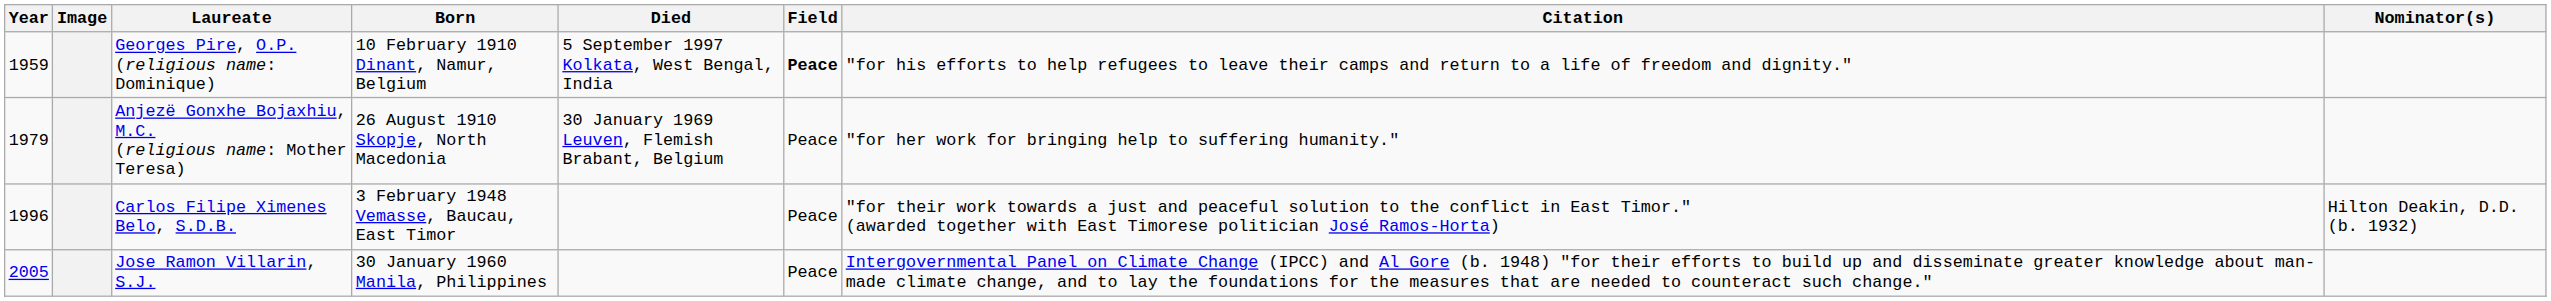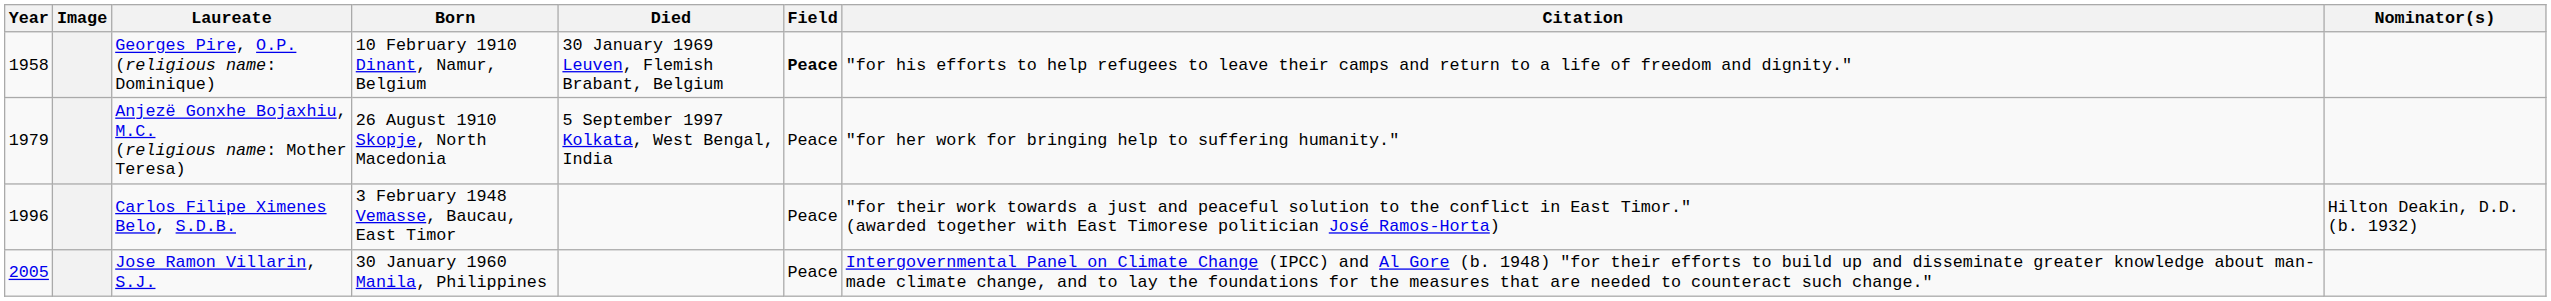(29, 65) 1959 -> (29, 65) 1958
(668, 65) 5 September 1997 Kolkata, West Bengal, India -> (643, 65) 30 January 1969 Leuven, Flemish Brabant, Belgium
(643, 141) 30 January 1969 Leuven, Flemish Brabant, Belgium -> (668, 141) 5 September 1997 Kolkata, West Bengal, India
